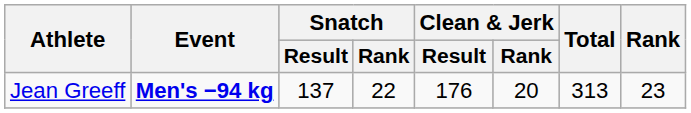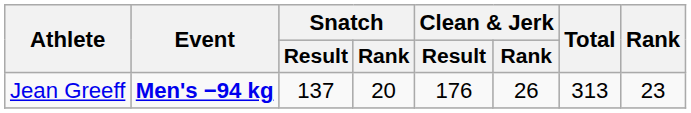(384, 91) 22 -> (384, 91) 20
(526, 91) 20 -> (526, 91) 26
